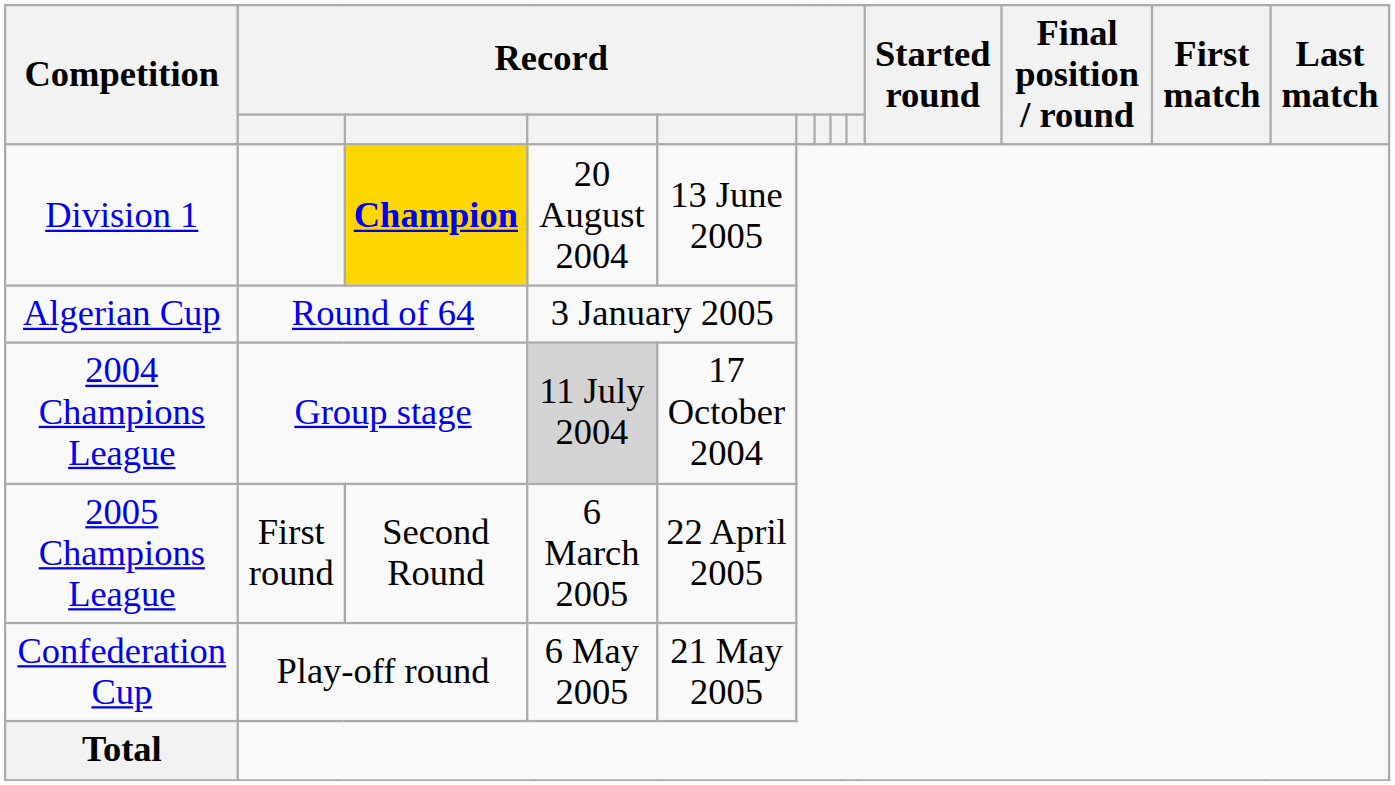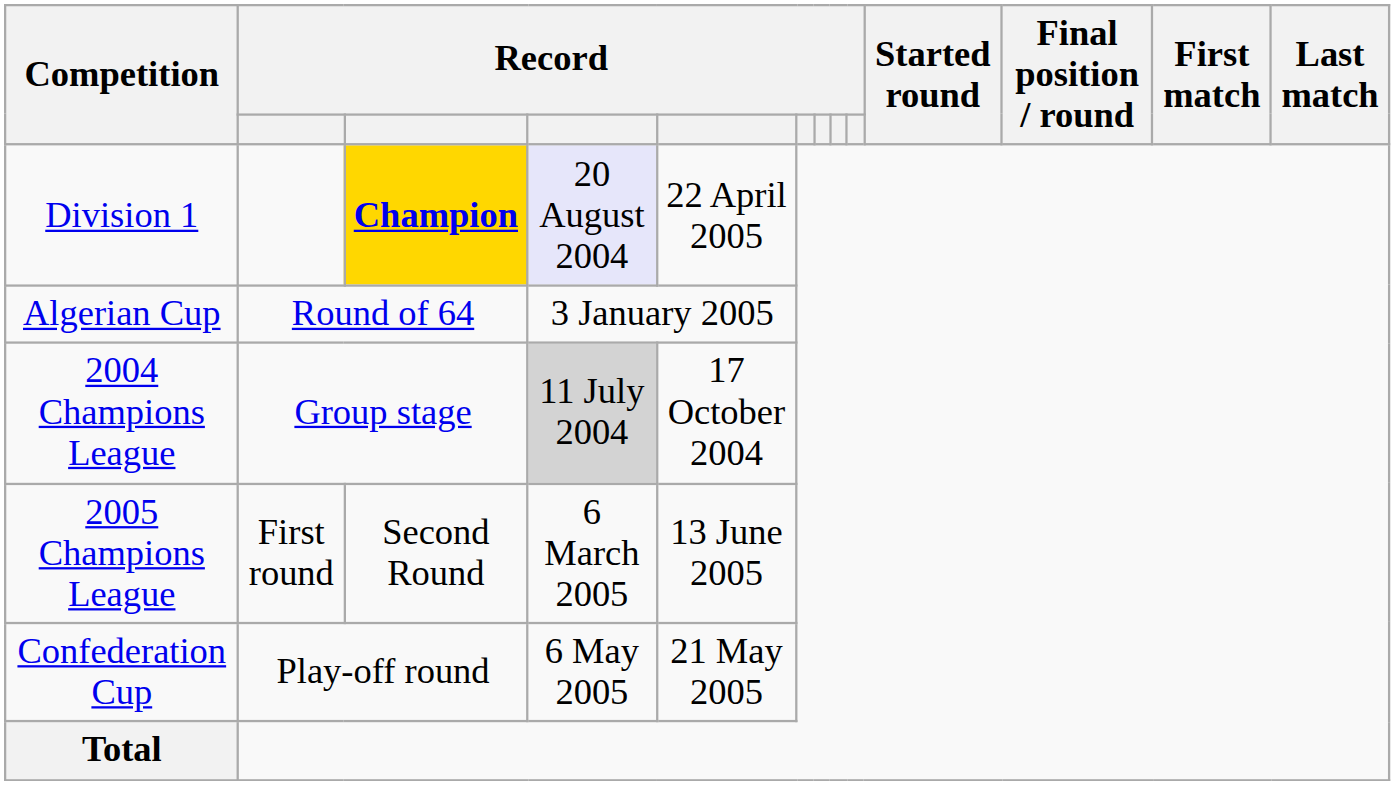(592, 214) no background -> (592, 214) lavender background
(726, 214) 13 June 2005 -> (726, 214) 22 April 2005
(726, 552) 22 April 2005 -> (726, 552) 13 June 2005
